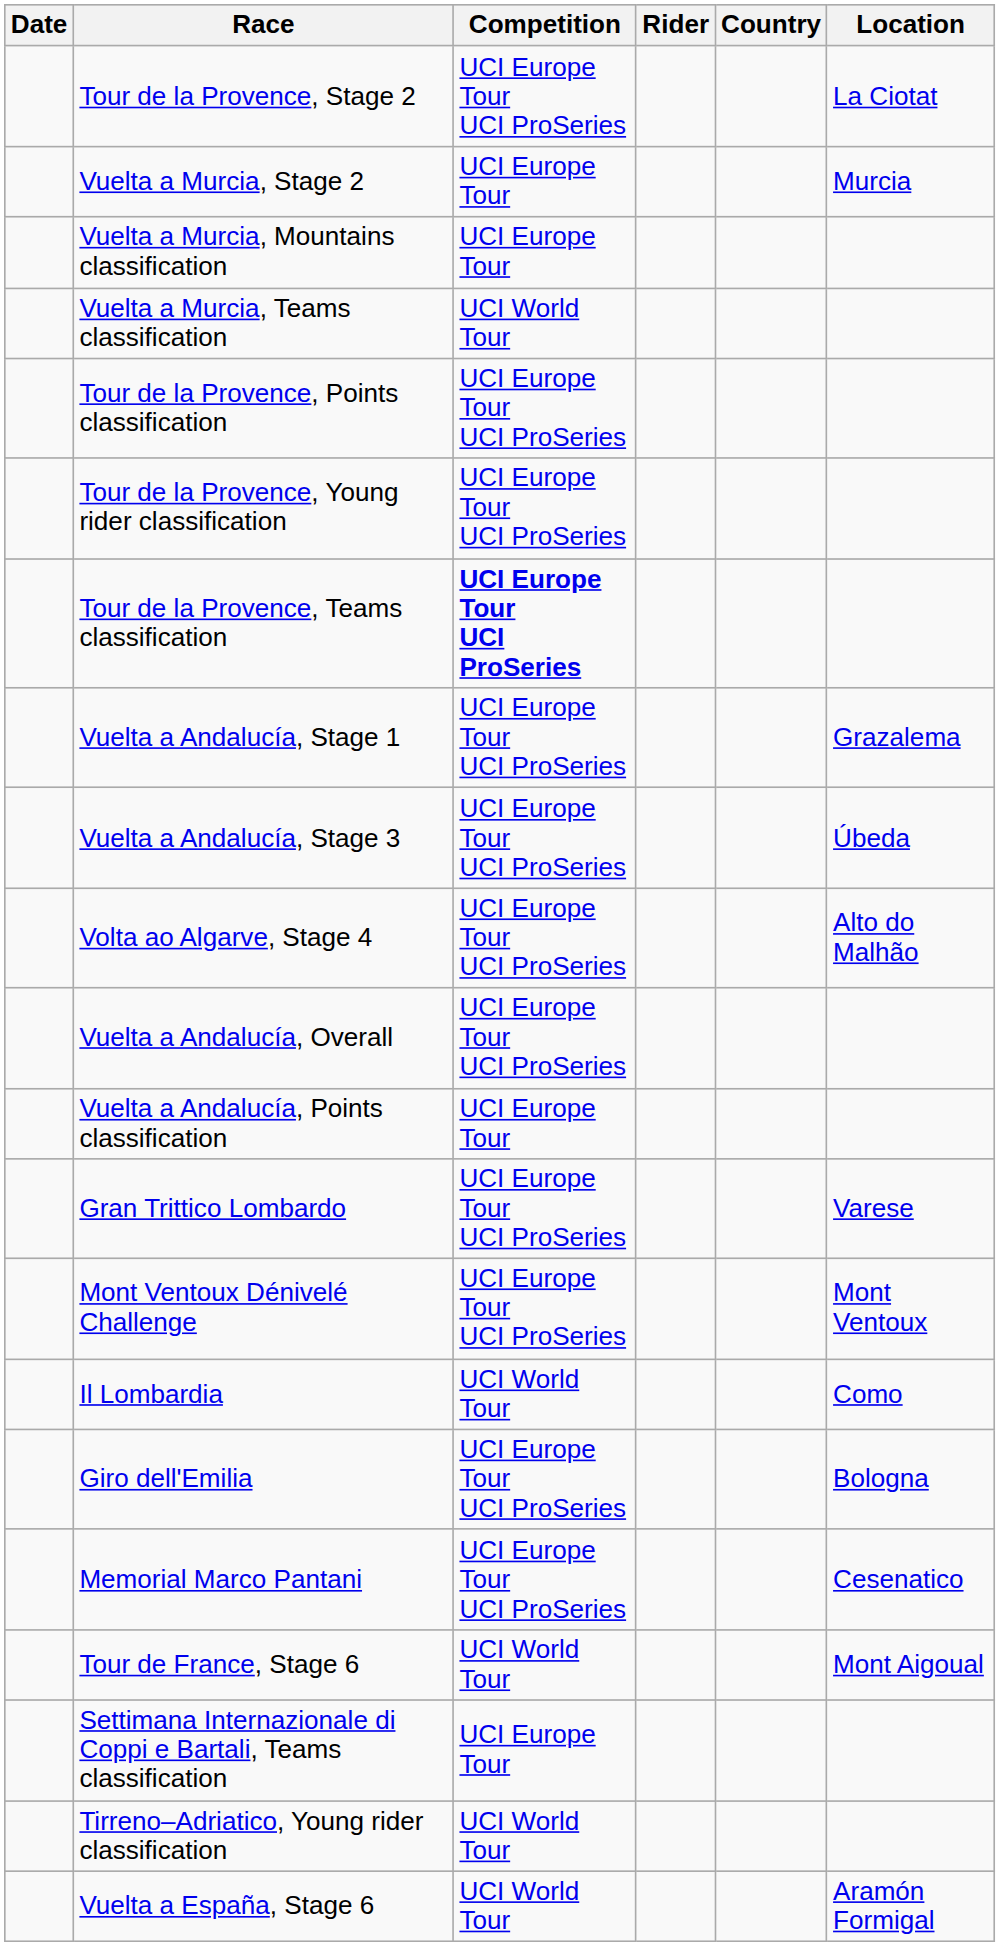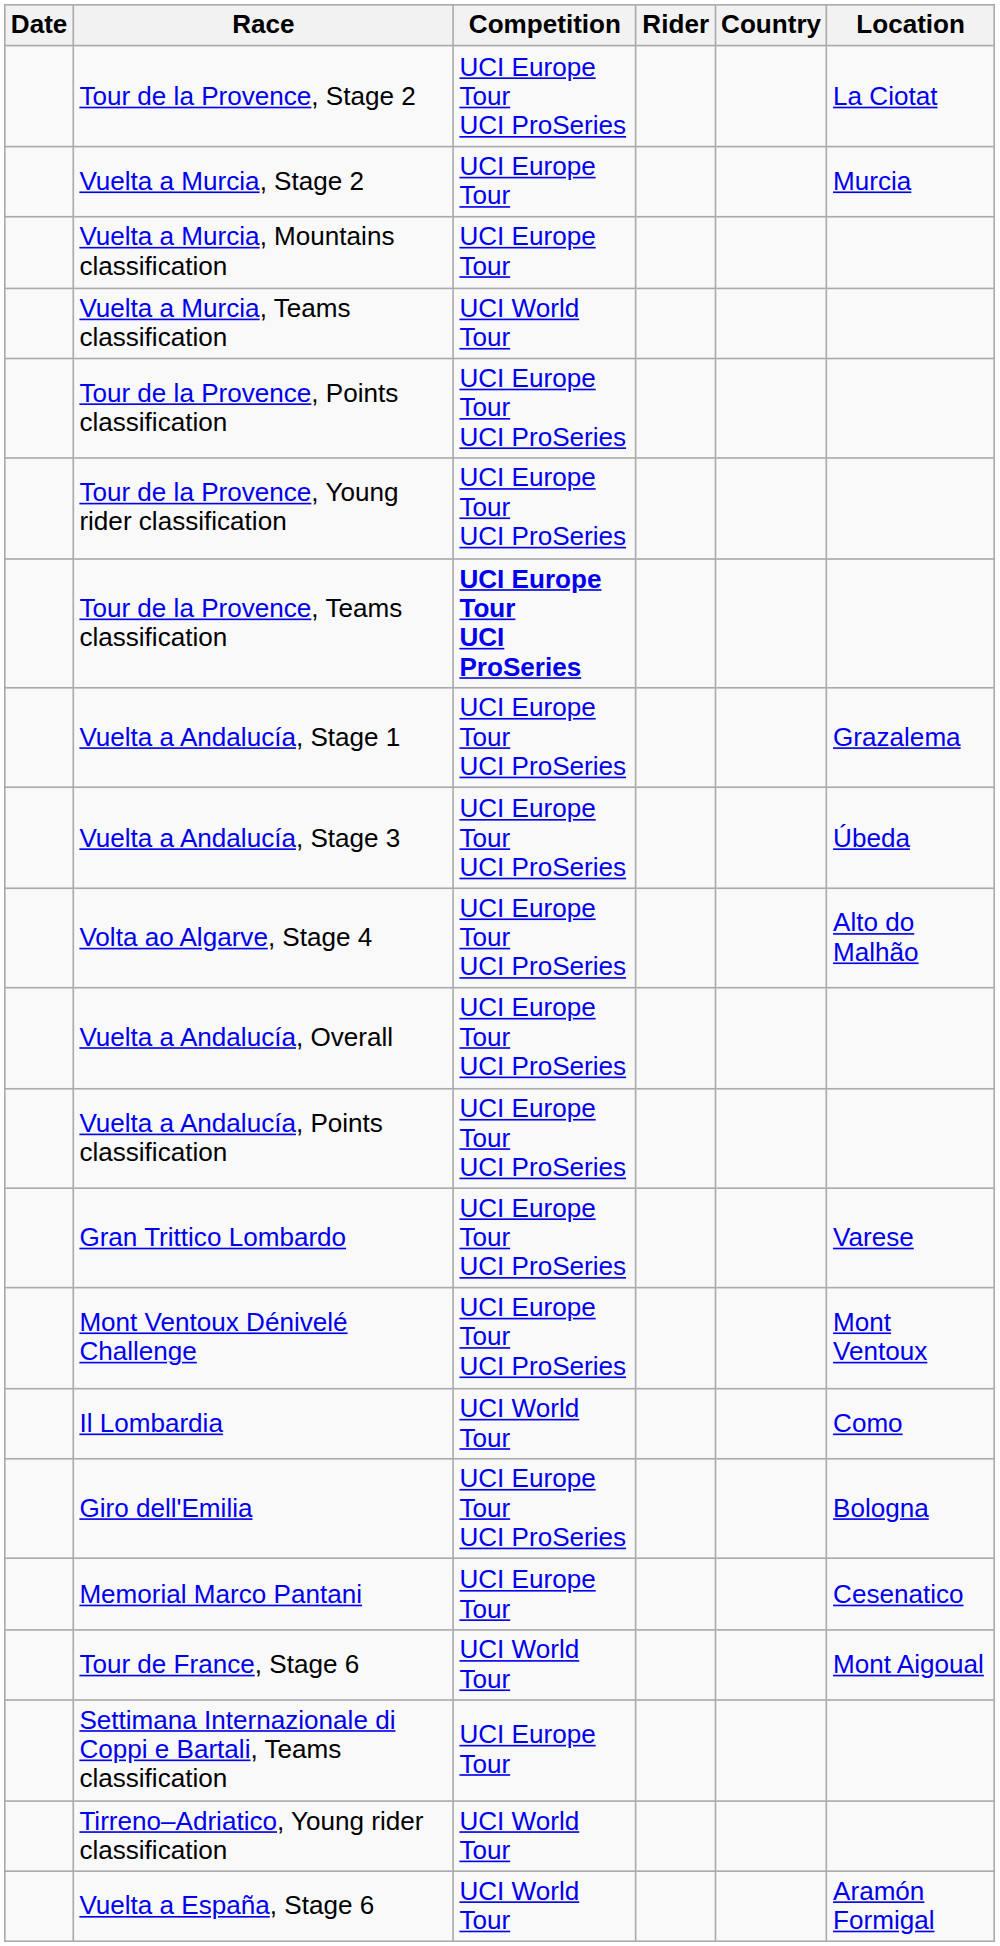(528, 1122) UCI Europe Tour -> (543, 1137) UCI Europe Tour UCI ProSeries
(543, 1579) UCI Europe Tour UCI ProSeries -> (528, 1593) UCI Europe Tour
